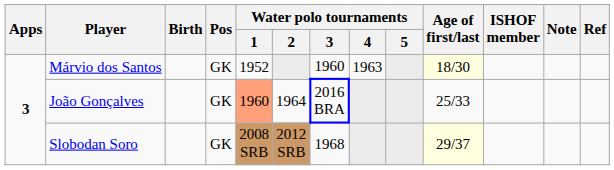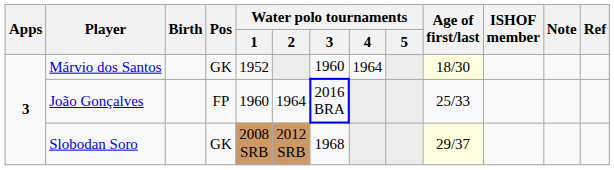(367, 66) 1963 -> (367, 66) 1964
(221, 101) GK -> (221, 101) FP
(254, 101) lightsalmon background -> (254, 101) no background
